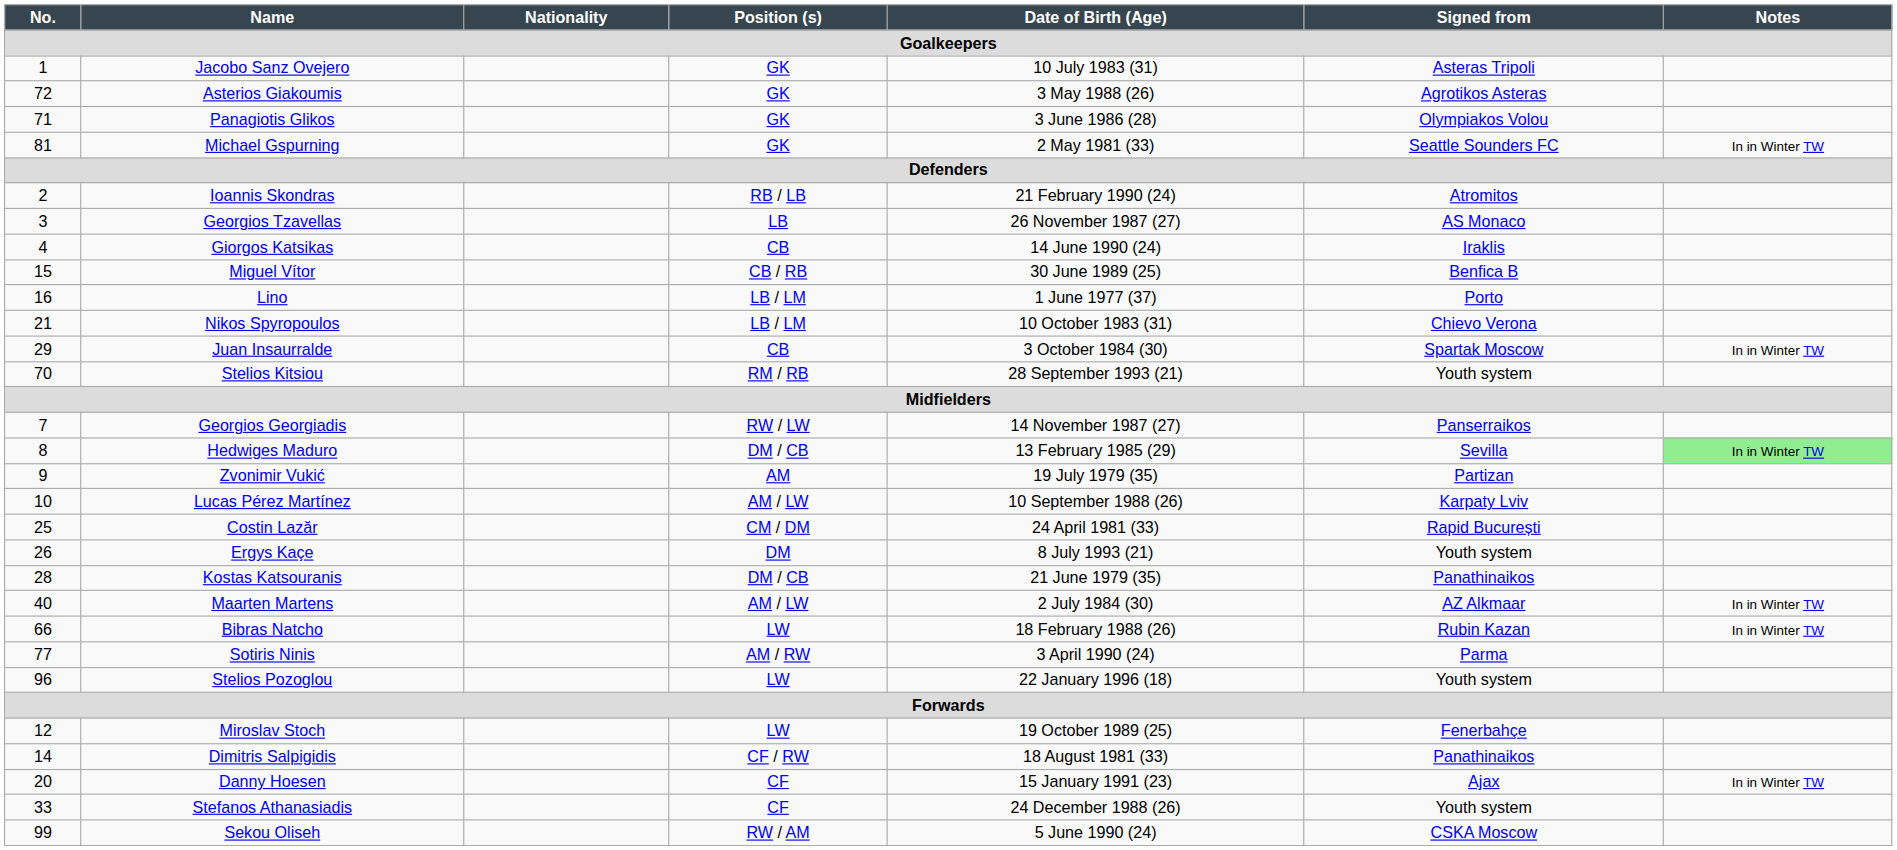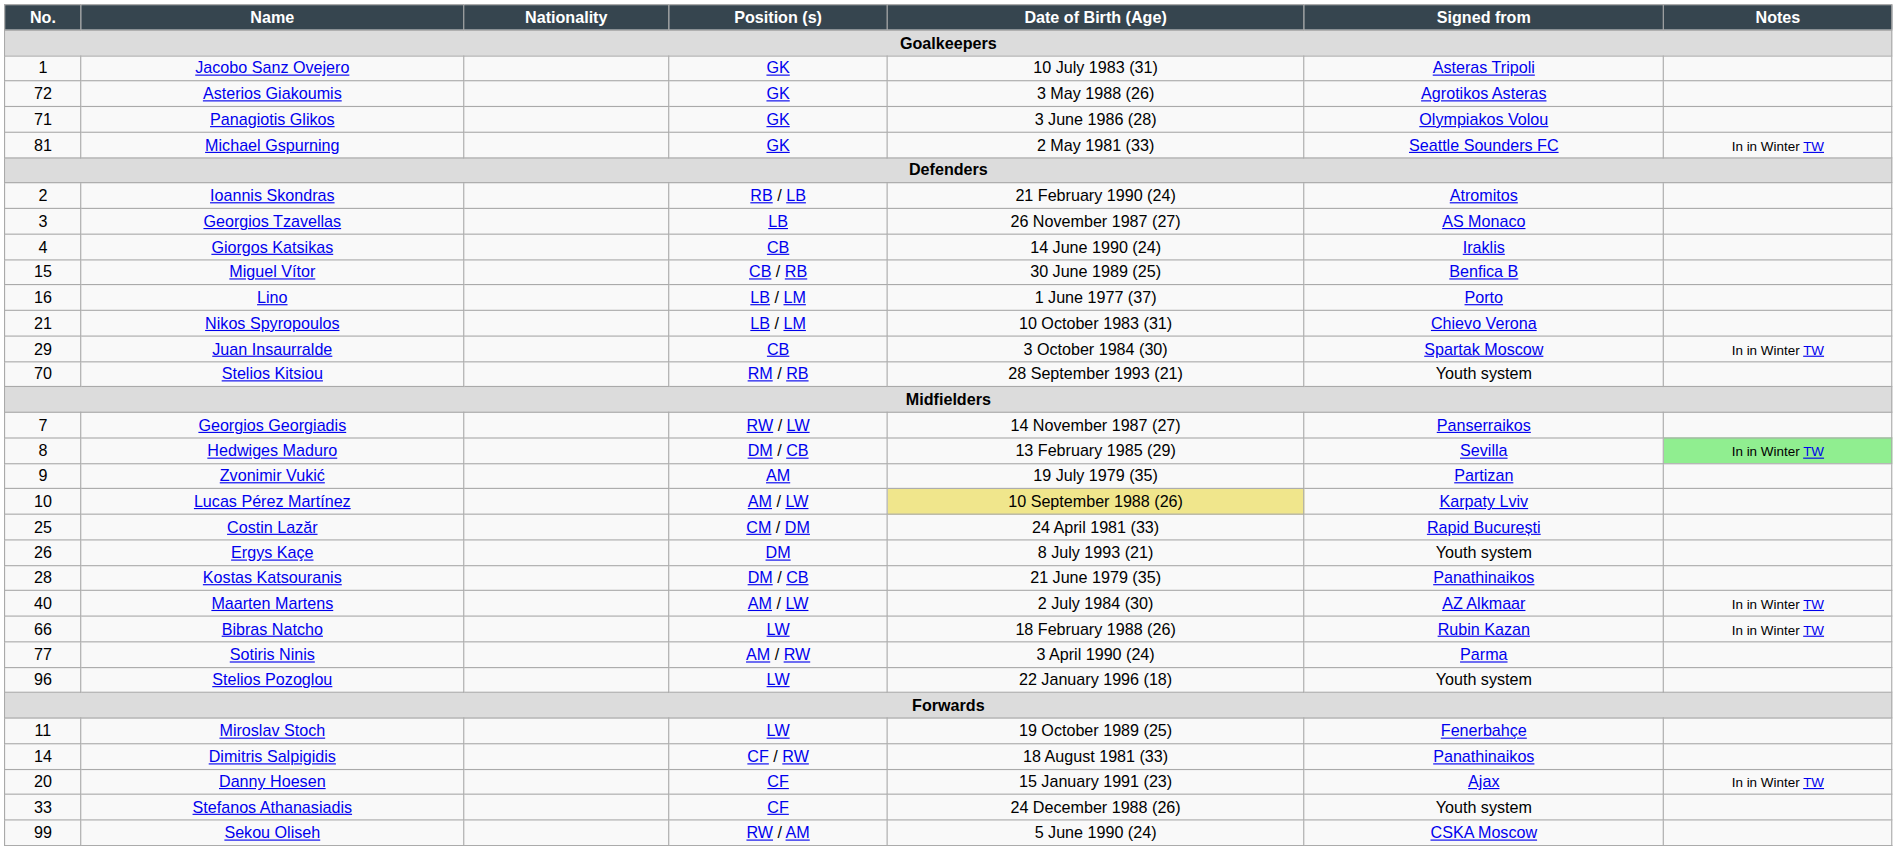(1096, 502) no background -> (1096, 502) khaki background
(43, 731) 12 -> (43, 731) 11
